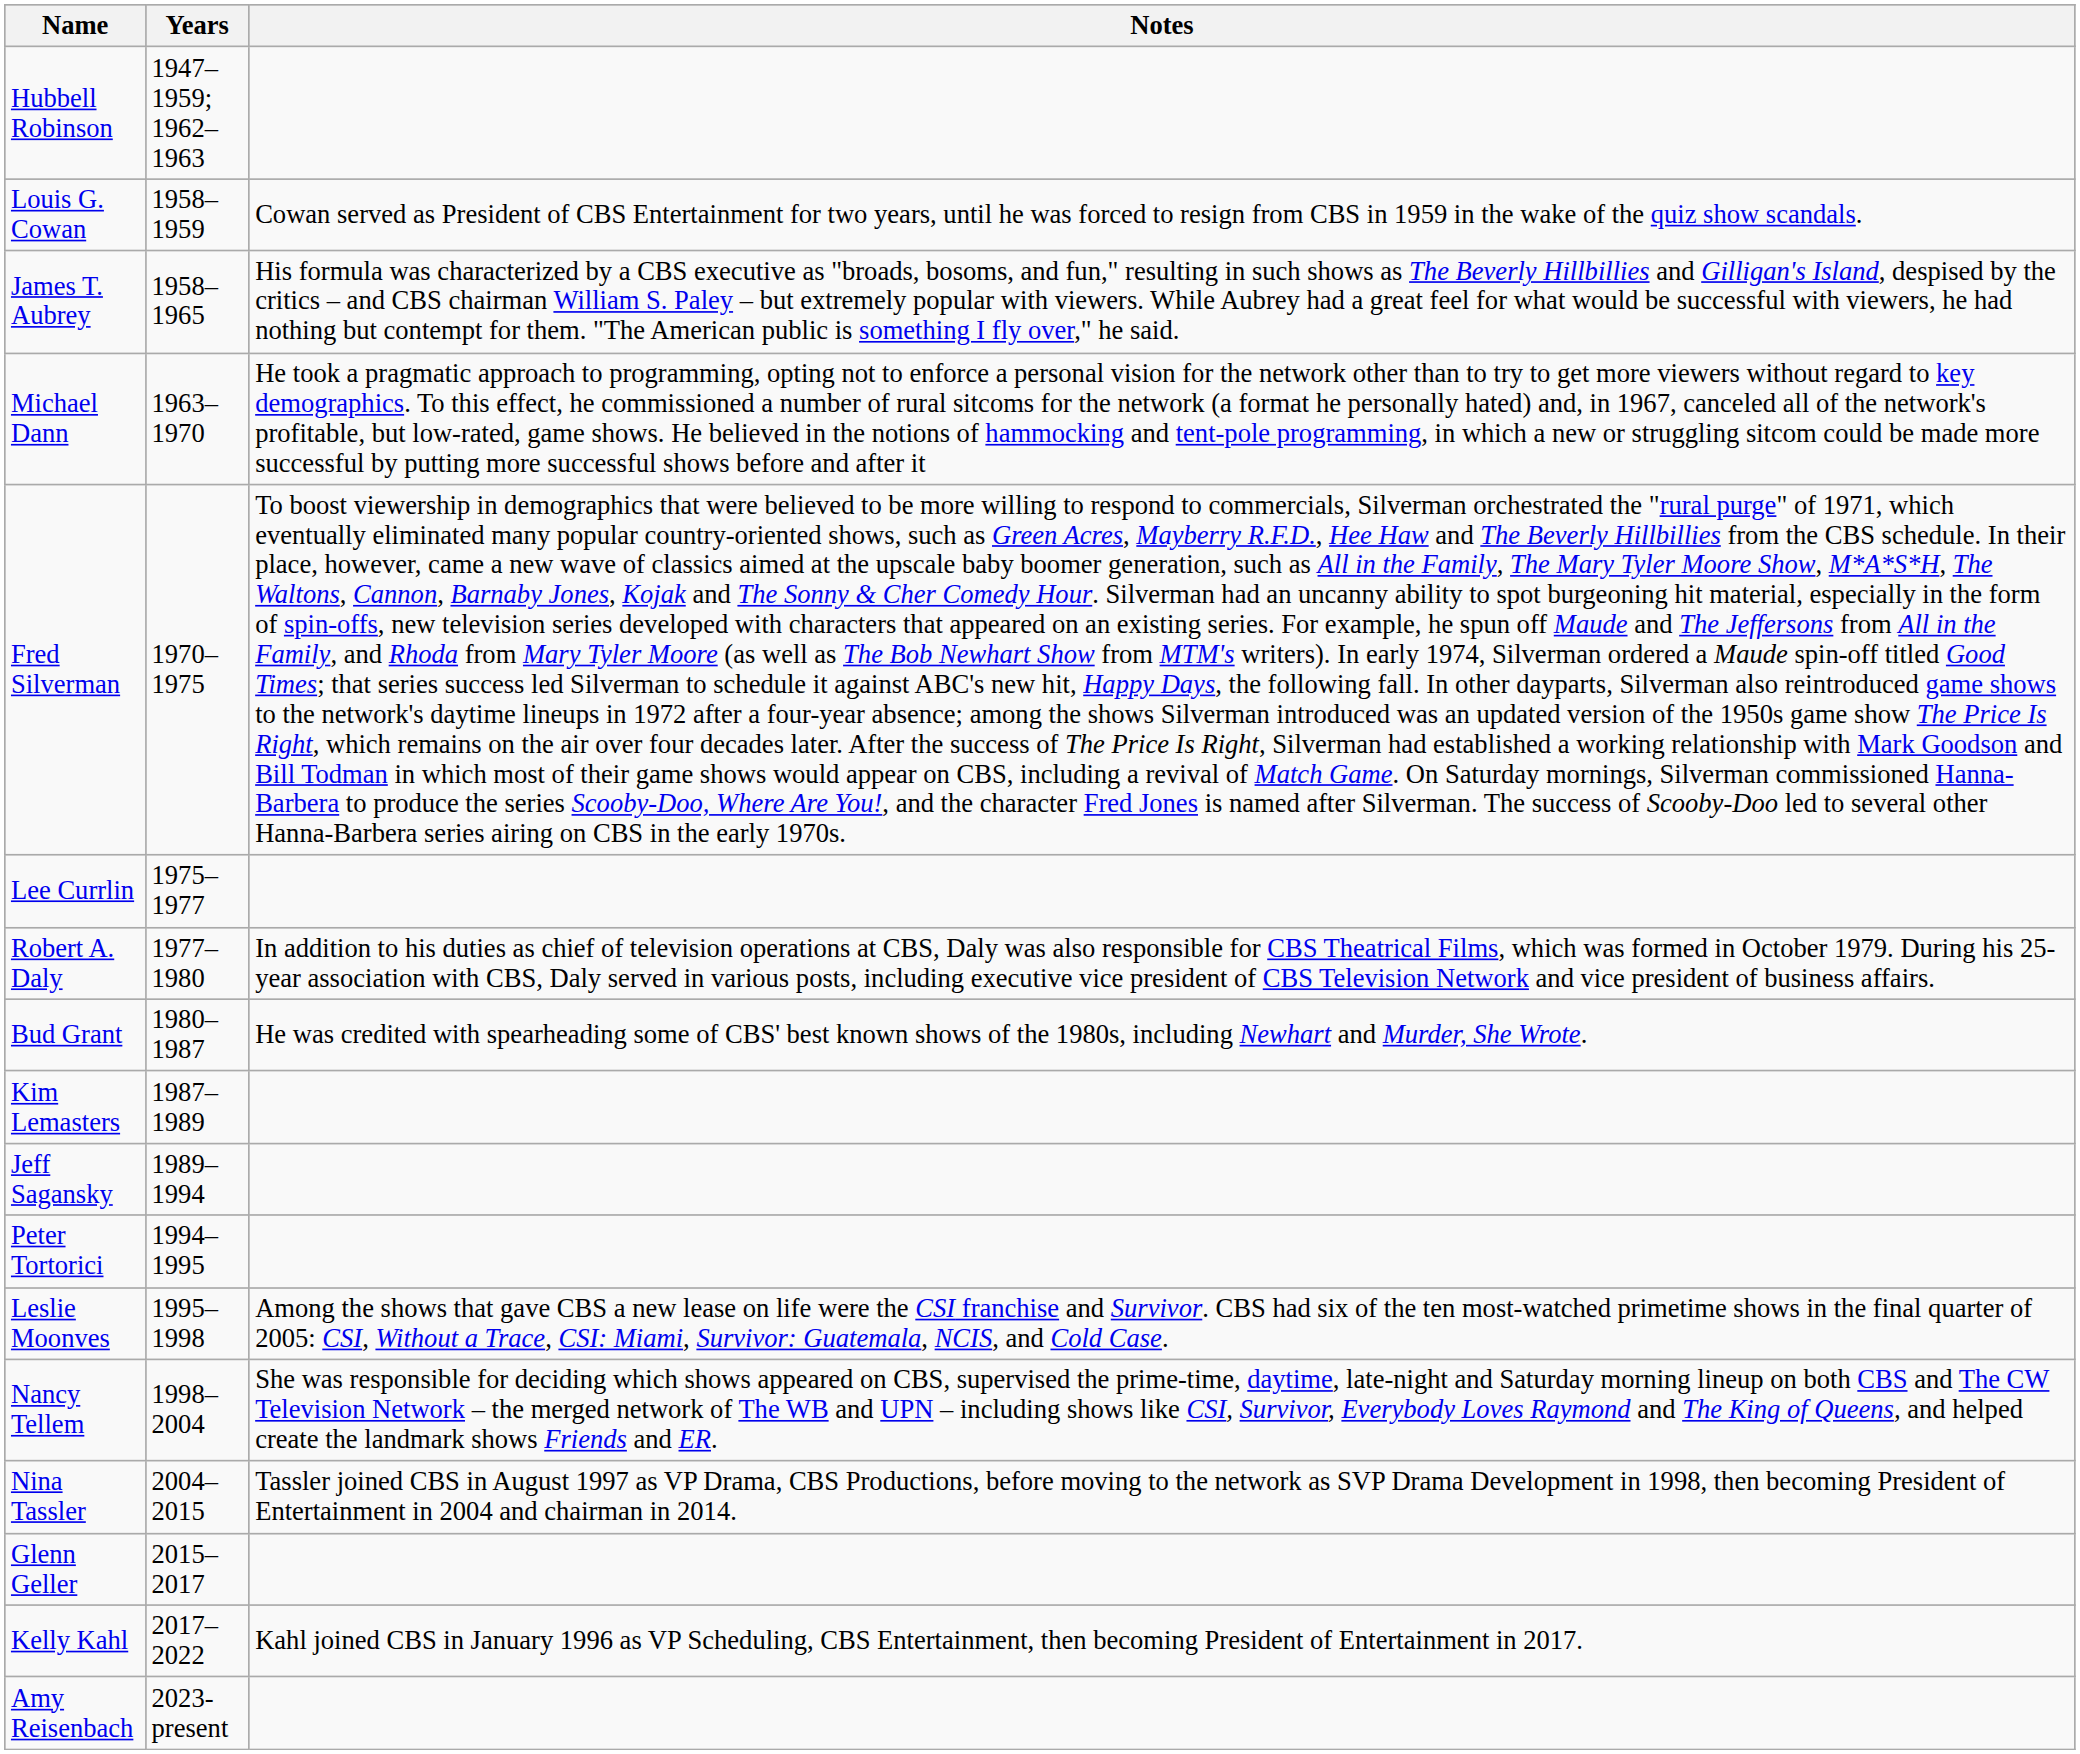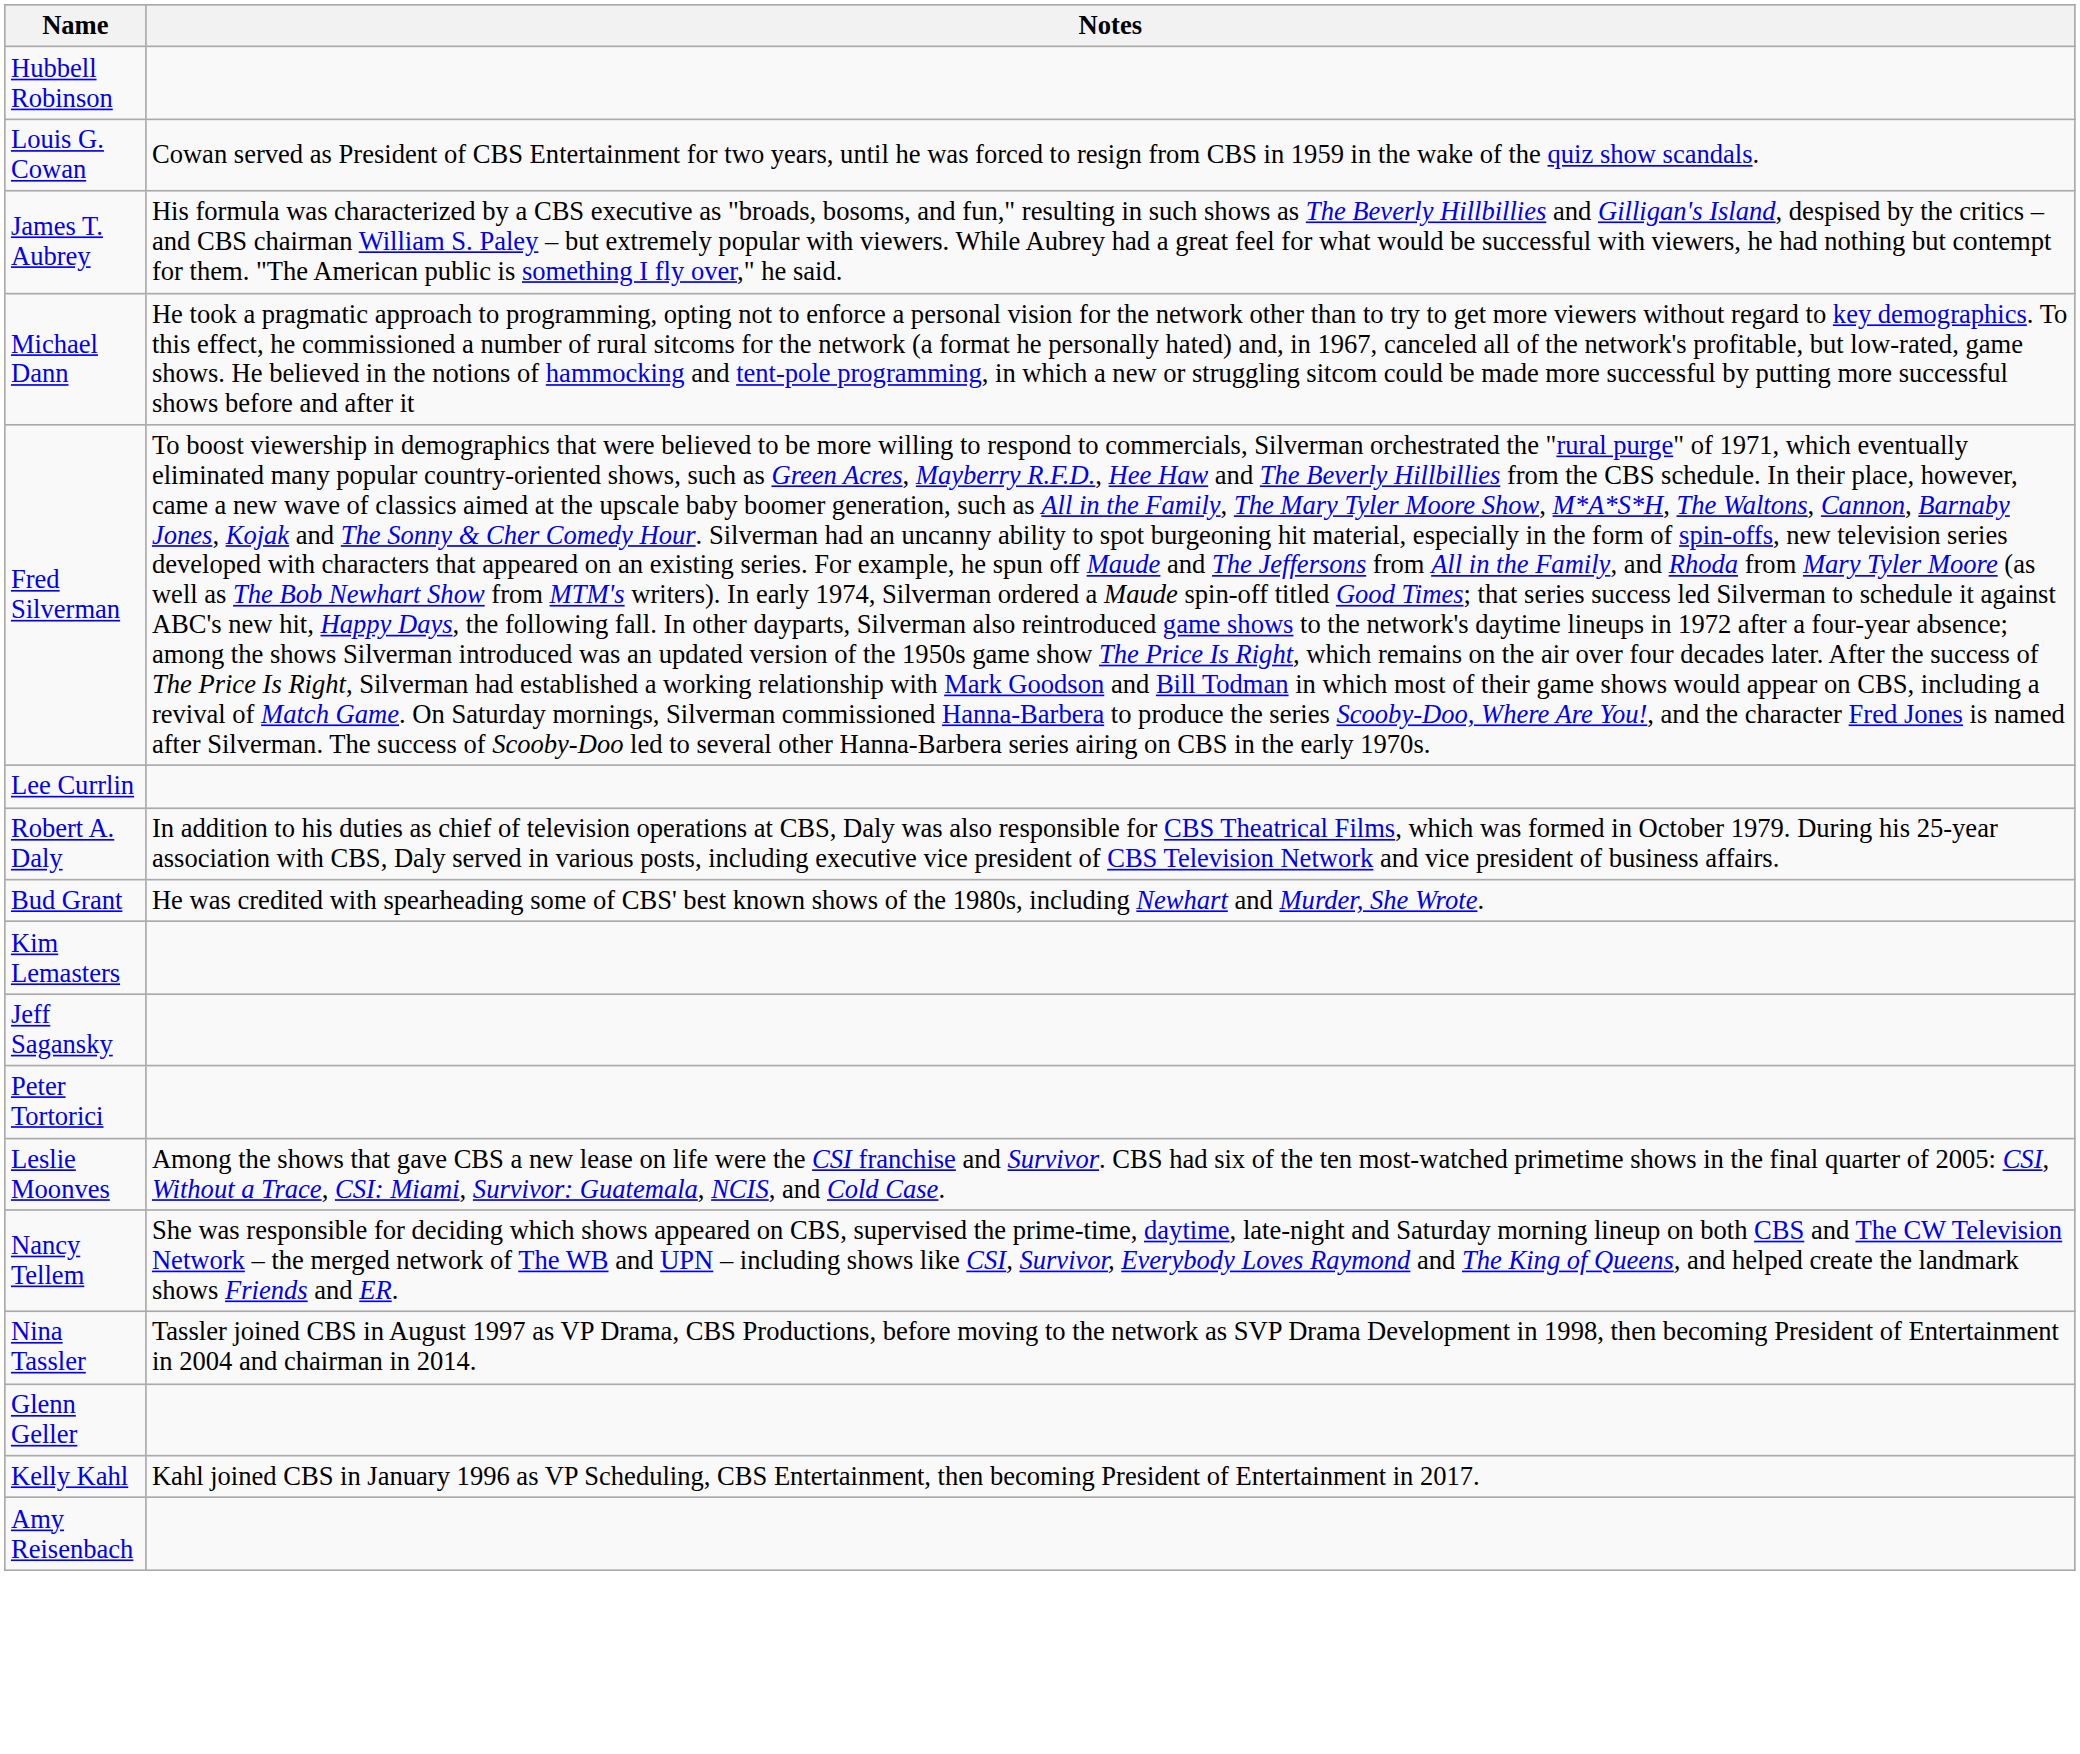- column: (197, 25)
